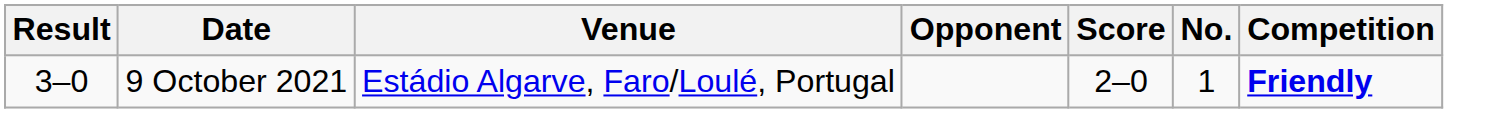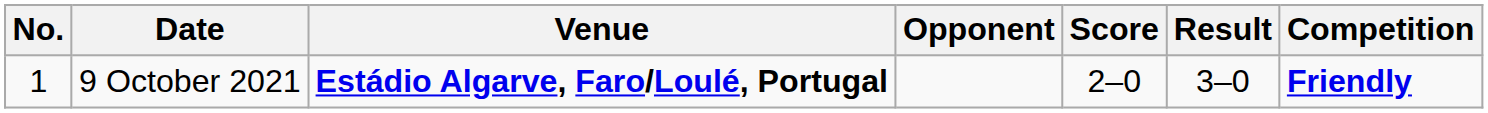columns swapped: (1206, 30) <-> (62, 30)
(628, 81) normal -> (602, 81) bold
